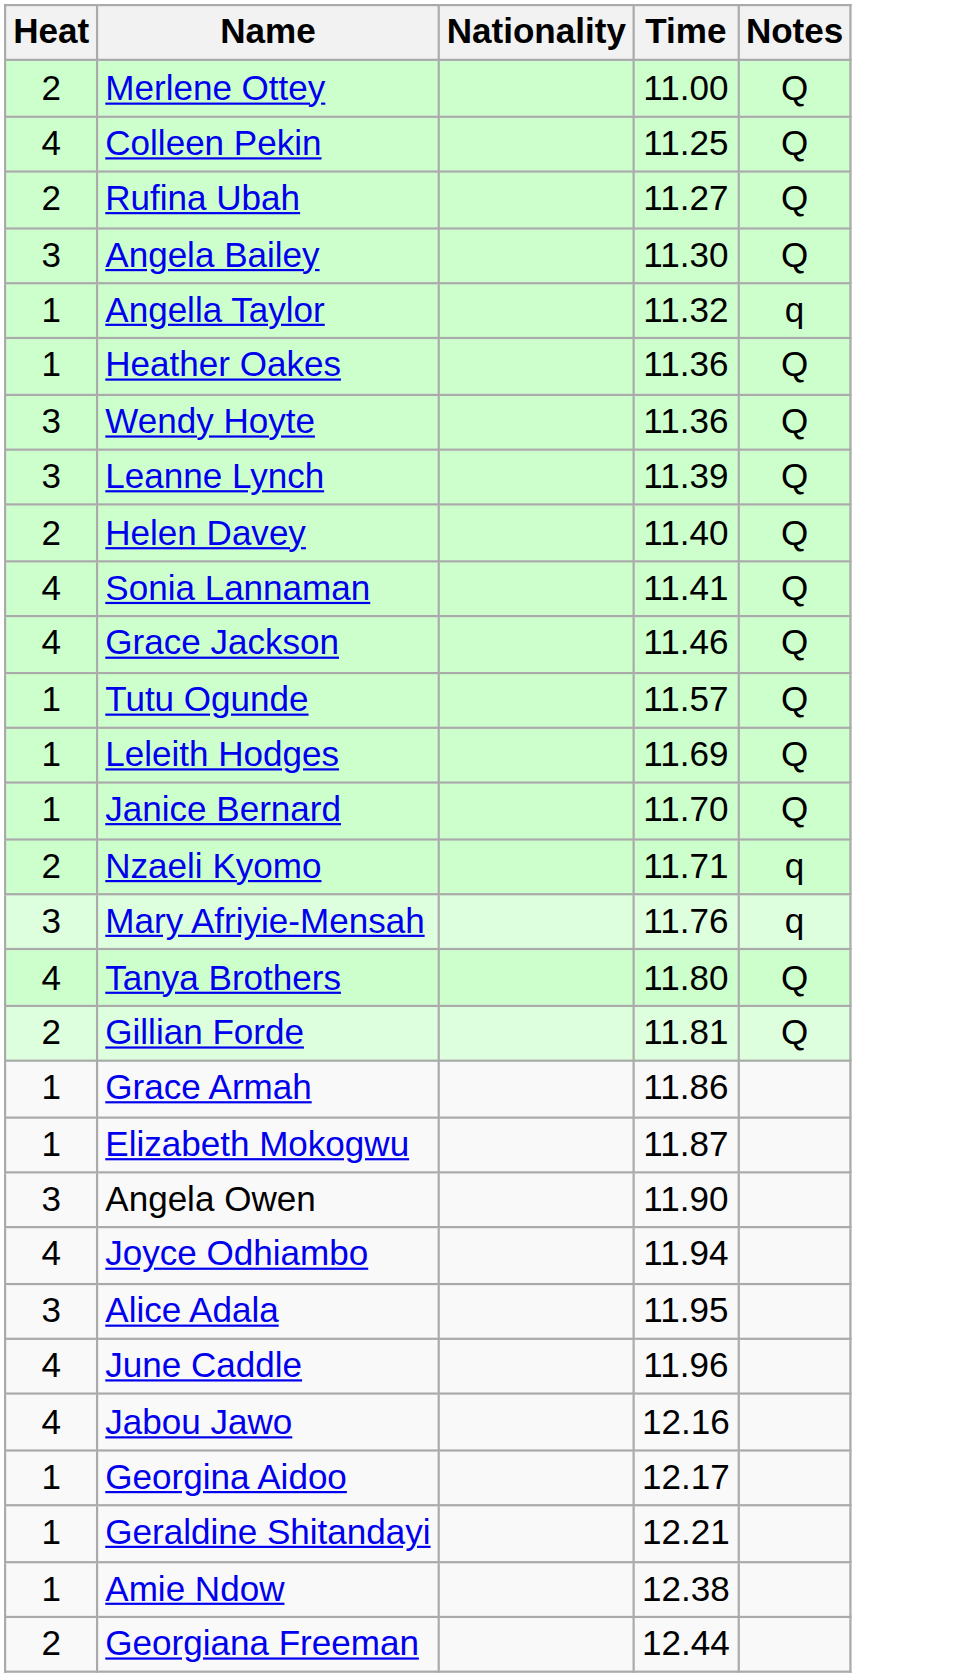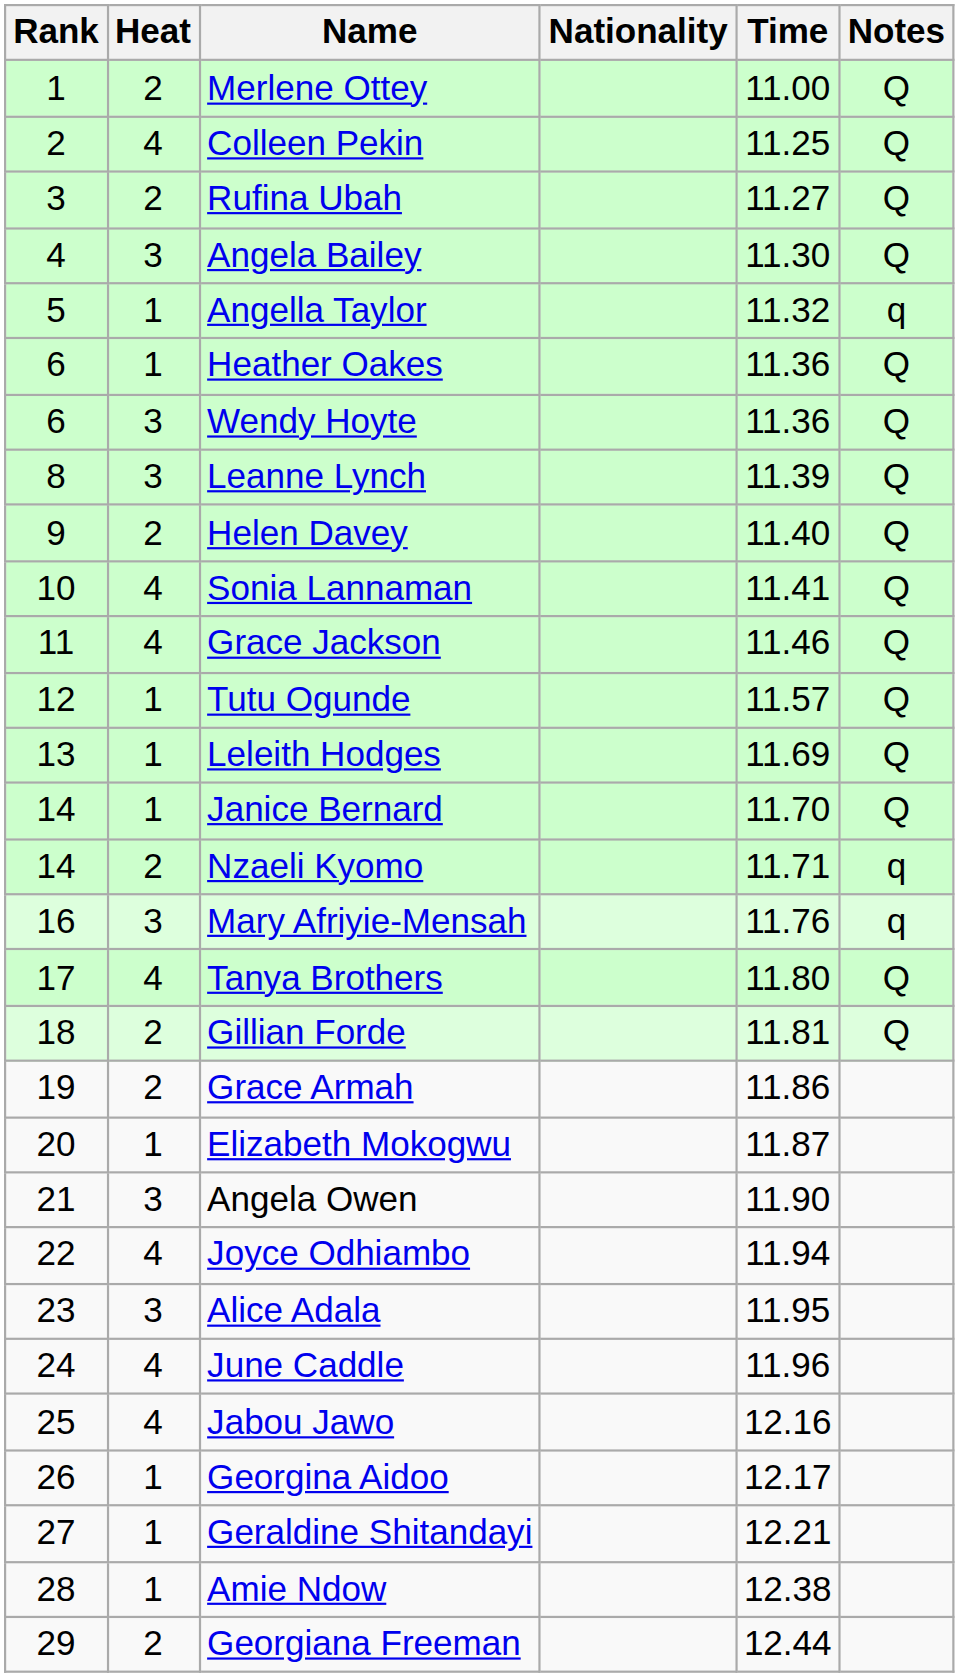+ column: (56, 32)
(51, 1088) 1 -> (153, 1088) 2
